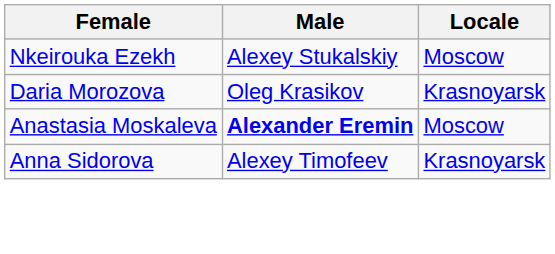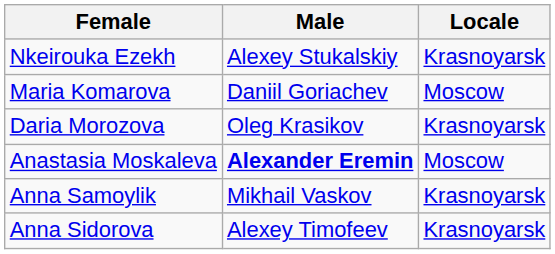(464, 56) Moscow -> (484, 56) Krasnoyarsk
+ row: (90, 91)
+ row: (83, 195)
